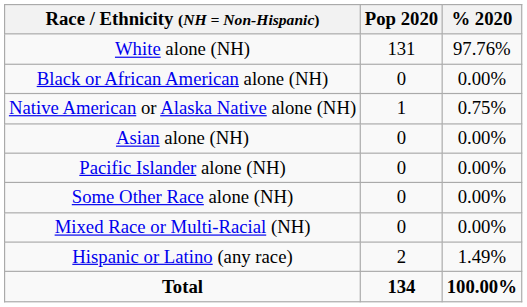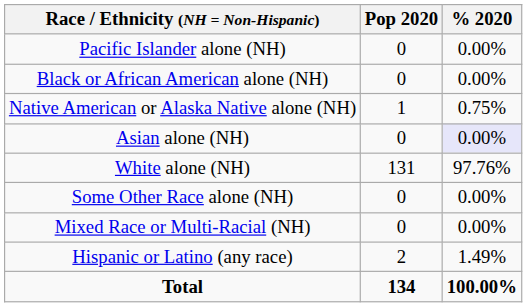rows swapped: (183, 49) <-> (183, 167)
(482, 138) no background -> (482, 138) lavender background
